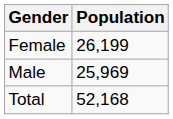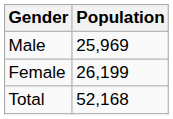rows swapped: (27, 72) <-> (37, 45)
